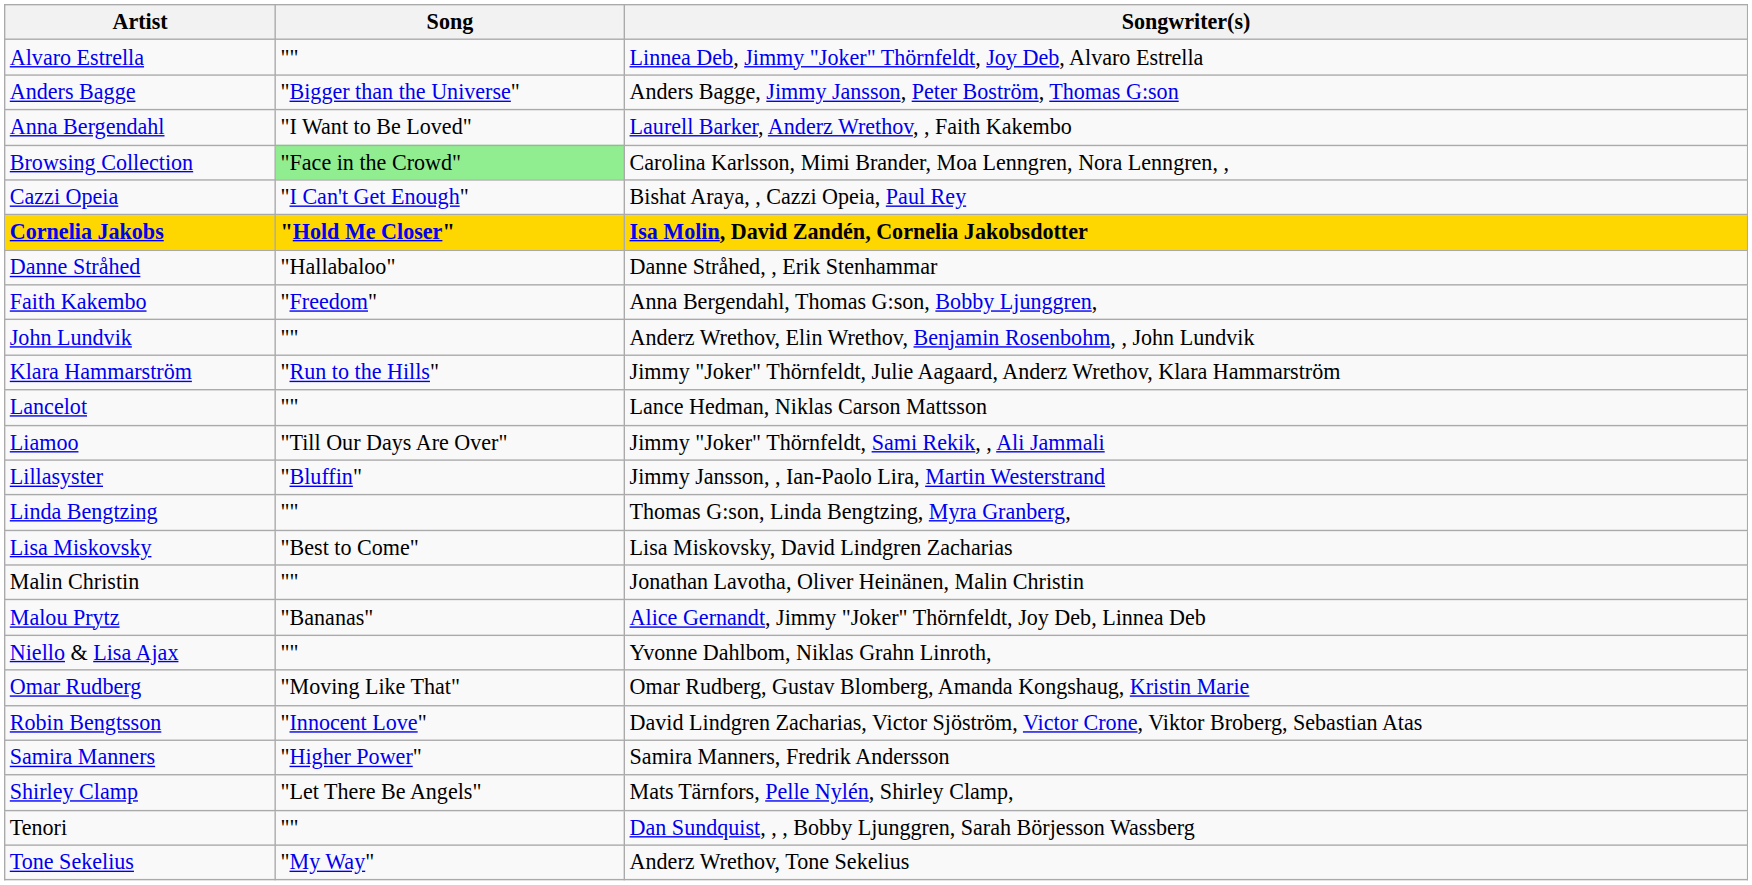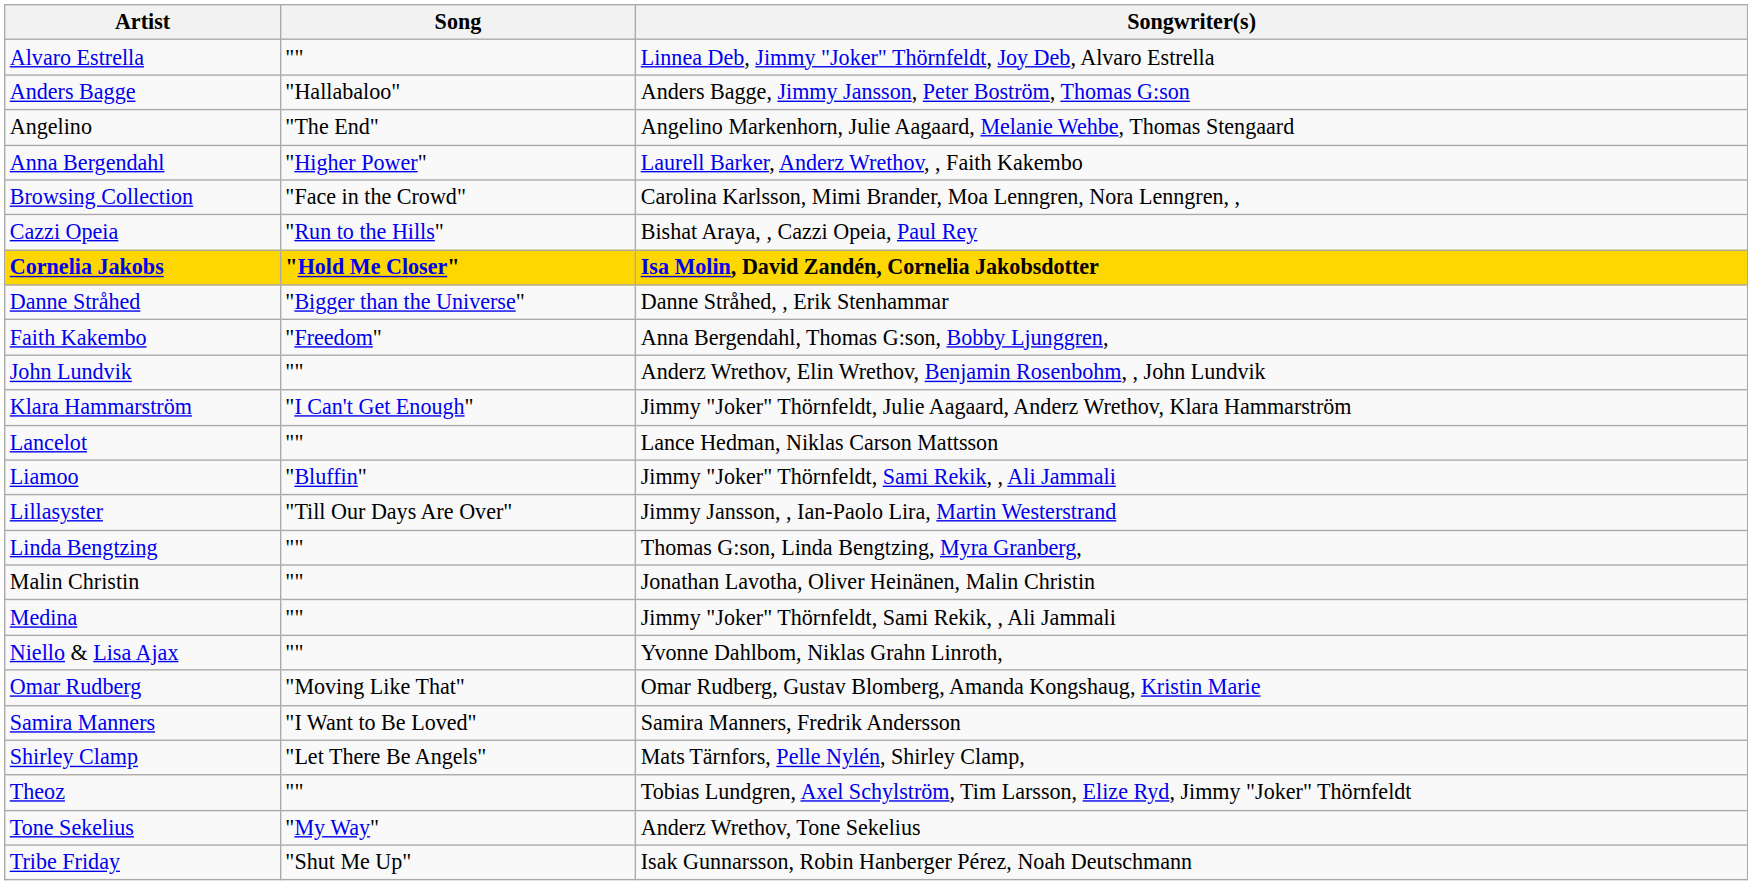(400, 92) "Bigger than the Universe" -> (343, 92) "Hallabaloo"
+ row: (51, 127)
(376, 127) "I Want to Be Loved" -> (356, 162) "Higher Power"
(371, 162) lightgreen background -> (376, 197) no background
(375, 197) "I Can't Get Enough" -> (365, 232) "Run to the Hills"
(338, 267) "Hallabaloo" -> (405, 302) "Bigger than the Universe"
(360, 372) "Run to the Hills" -> (379, 407) "I Can't Get Enough"
(394, 442) "Till Our Days Are Over" -> (326, 477) "Bluffin"
(321, 477) "Bluffin" -> (399, 512) "Till Our Days Are Over"
- row: (81, 547)
- row: (65, 617)
+ row: (44, 617)
- row: (86, 722)
(351, 757) "Higher Power" -> (381, 722) "I Want to Be Loved"
- row: (38, 827)
+ row: (37, 792)
+ row: (65, 862)
